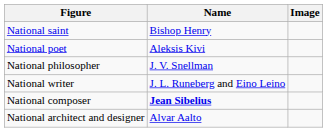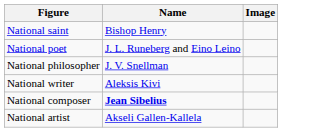(177, 48) Aleksis Kivi -> (173, 48) J. L. Runeberg and Eino Leino
(217, 83) J. L. Runeberg and Eino Leino -> (133, 83) Aleksis Kivi
+ row: (38, 118)
- row: (76, 118)
